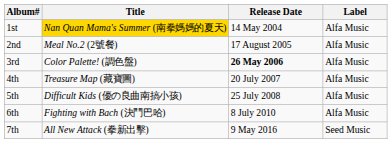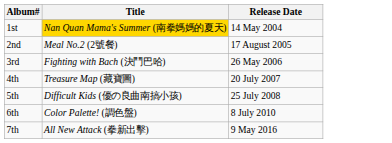- column: (355, 12)
(90, 61) Color Palette! (調色盤) -> (105, 61) Fighting with Bach (決鬥巴哈)
(257, 62) bold -> (256, 62) normal
(105, 113) Fighting with Bach (決鬥巴哈) -> (90, 113) Color Palette! (調色盤)
